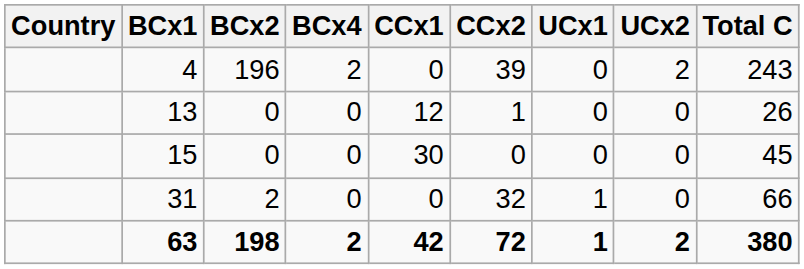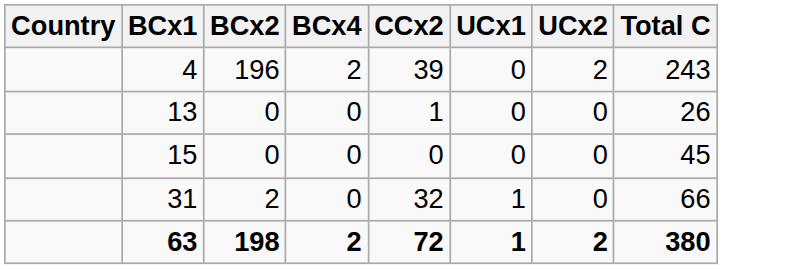- column: (409, 26)
